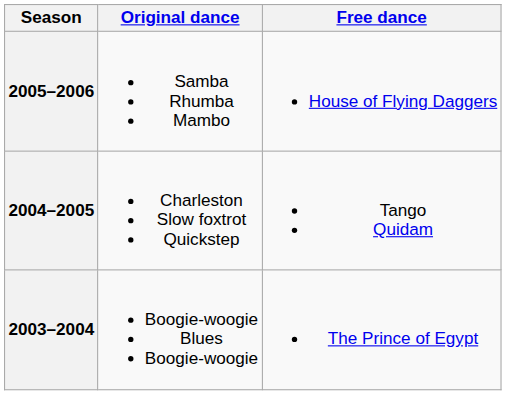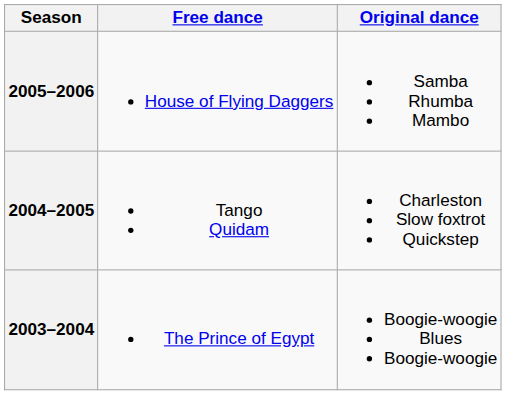columns swapped: (180, 18) <-> (382, 18)
